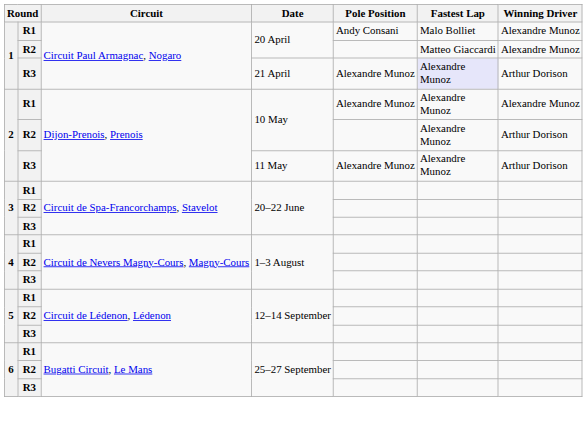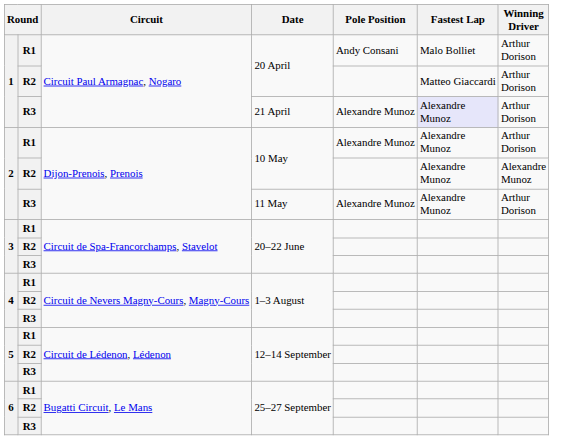(540, 31) Alexandre Munoz -> (518, 50) Arthur Dorison
(540, 48) Alexandre Munoz -> (518, 80) Arthur Dorison
(540, 104) Alexandre Munoz -> (518, 142) Arthur Dorison
(534, 134) Arthur Dorison -> (524, 173) Alexandre Munoz
